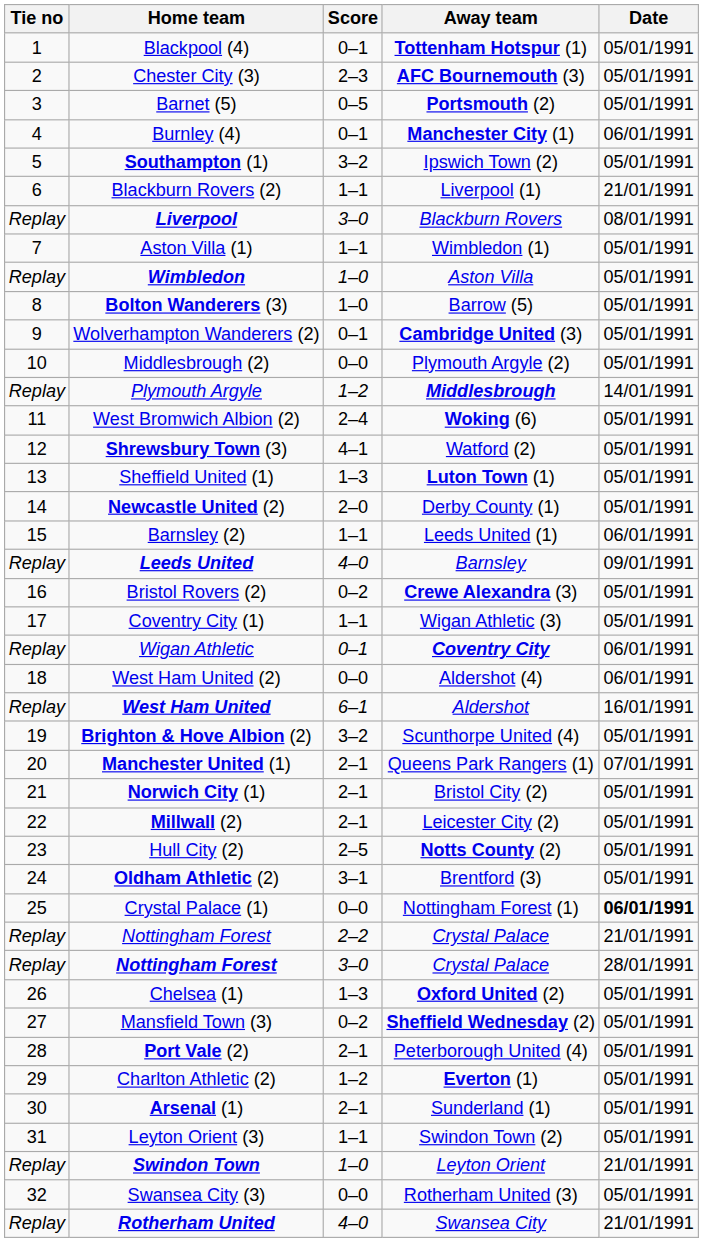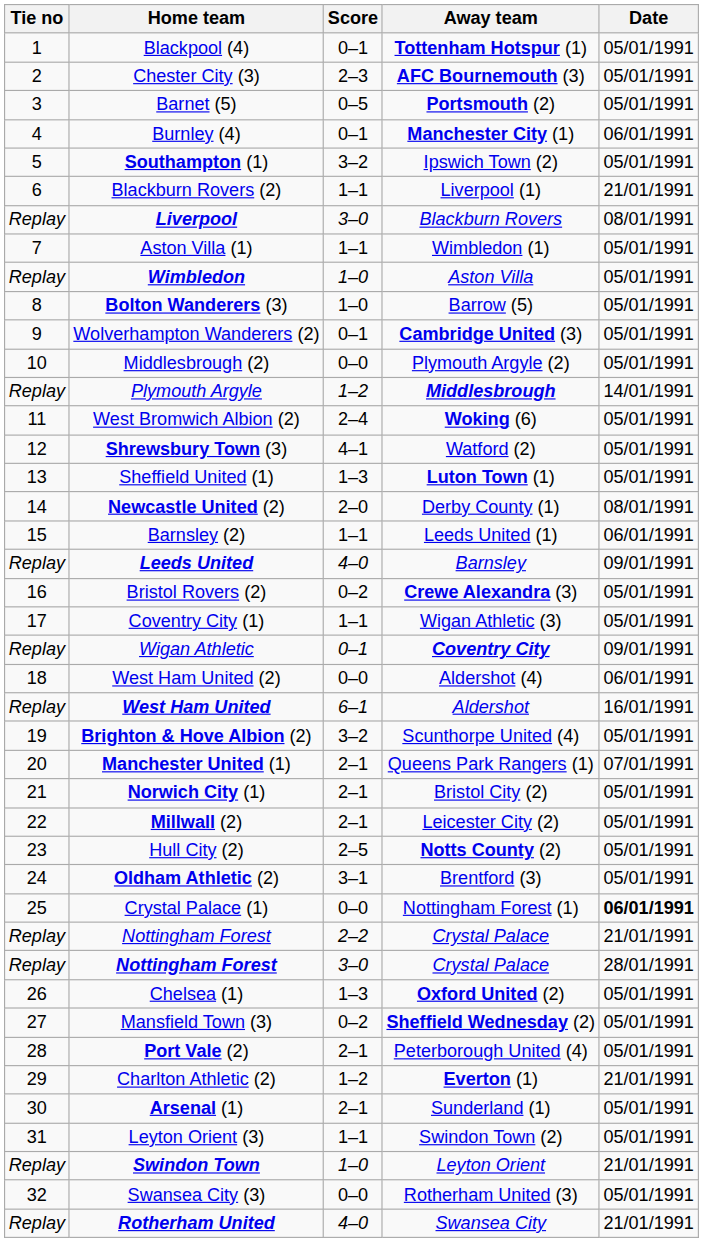(649, 506) 05/01/1991 -> (649, 506) 08/01/1991
(649, 649) 06/01/1991 -> (649, 649) 09/01/1991
(649, 1079) 05/01/1991 -> (649, 1079) 21/01/1991
